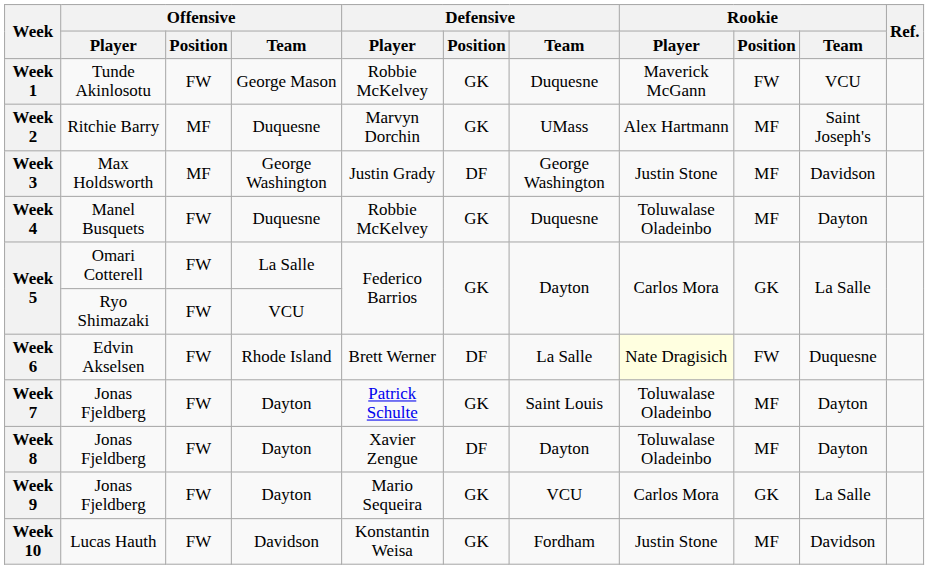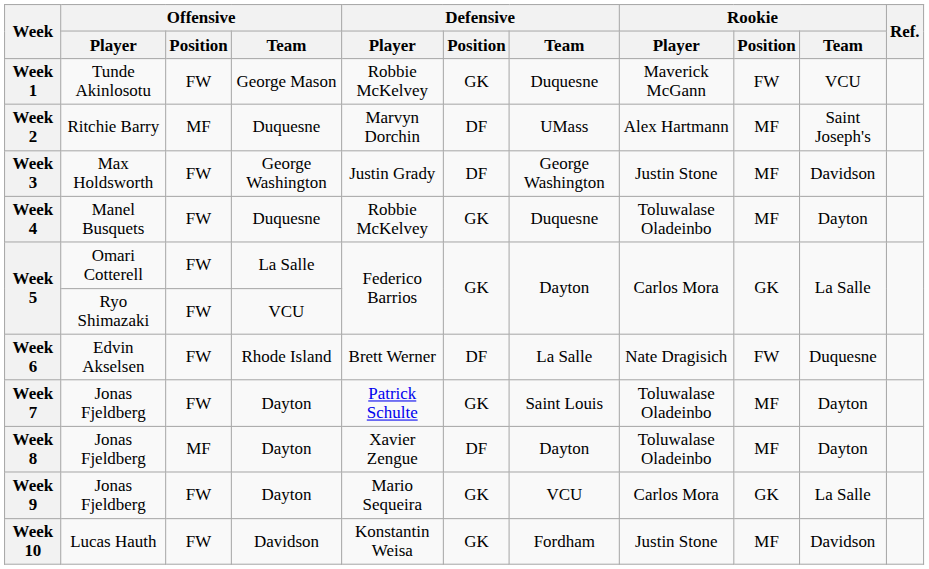(476, 127) GK -> (476, 127) DF
(199, 173) MF -> (199, 173) FW
(676, 357) lightyellow background -> (676, 357) no background
(199, 449) FW -> (199, 449) MF
